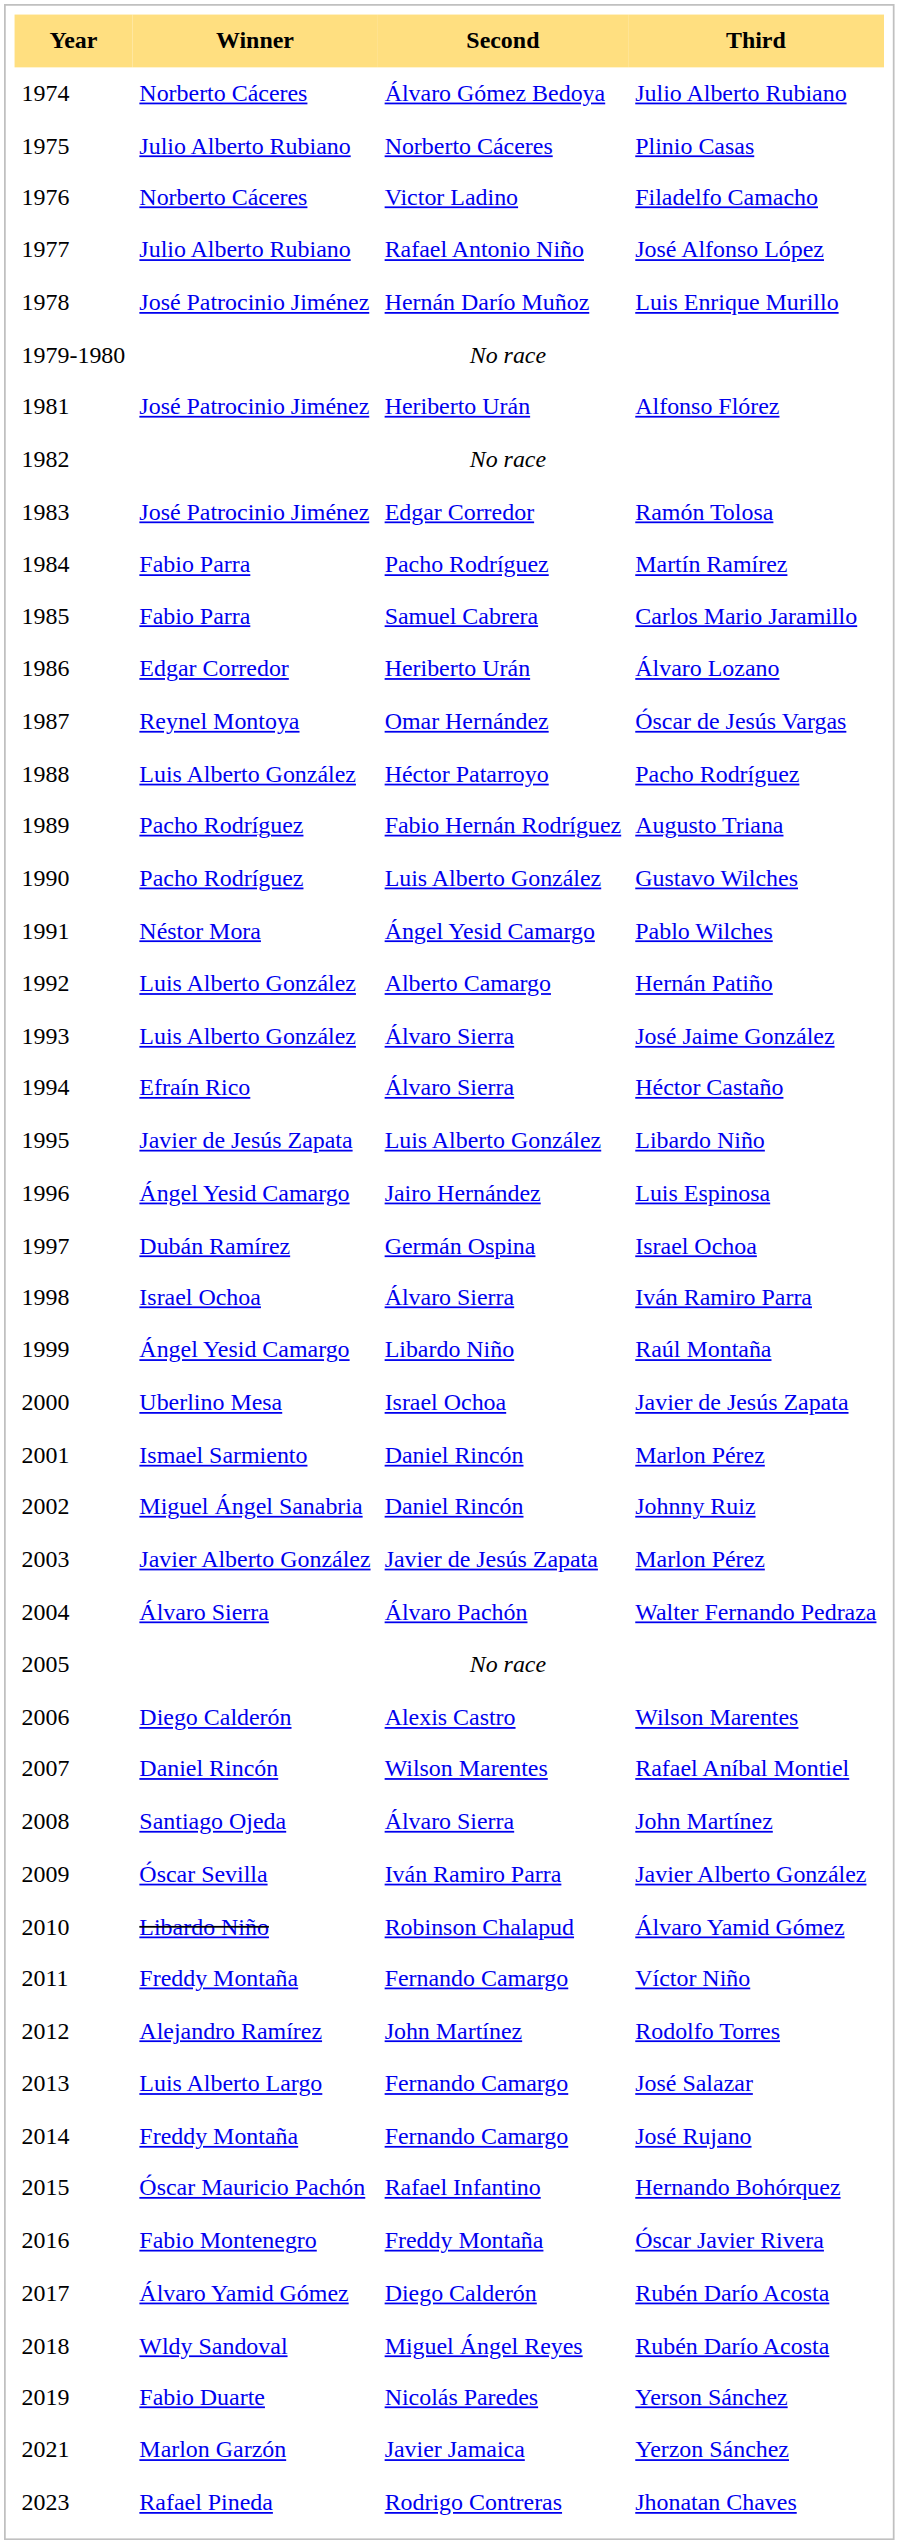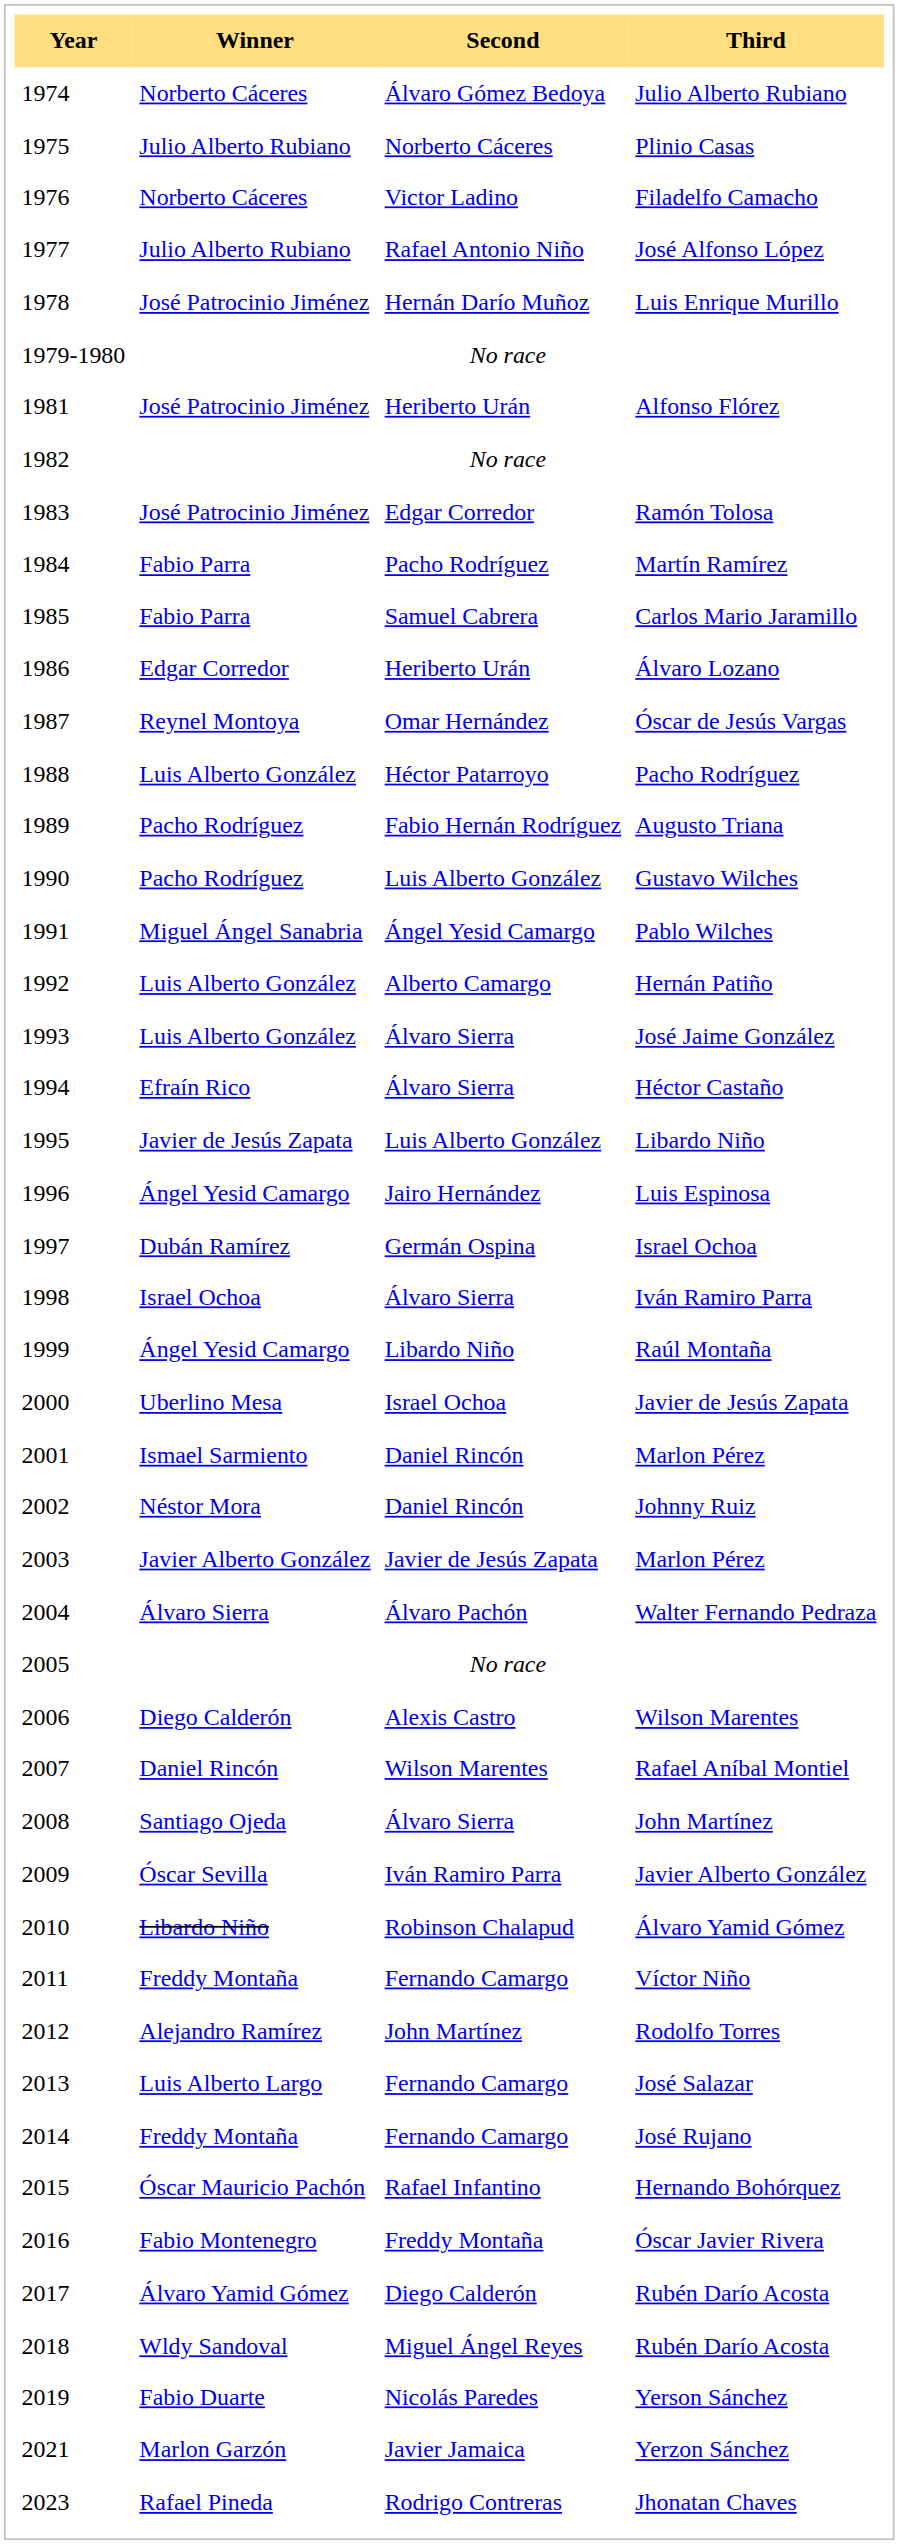(200, 931) Néstor Mora -> (251, 931) Miguel Ángel Sanabria
(251, 1507) Miguel Ángel Sanabria -> (200, 1507) Néstor Mora
